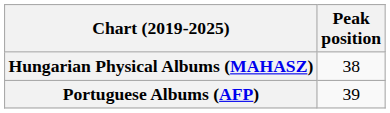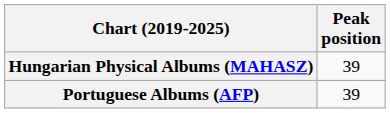(351, 66) 38 -> (351, 66) 39
